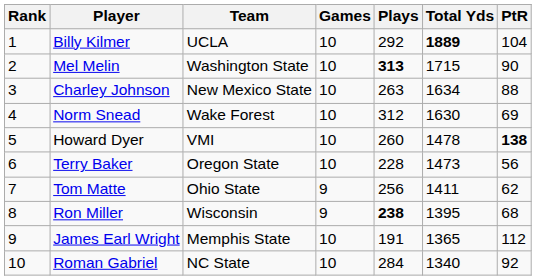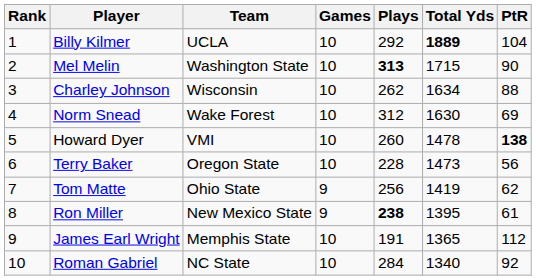(249, 90) New Mexico State -> (222, 90) Wisconsin
(391, 90) 263 -> (391, 90) 262
(442, 189) 1411 -> (443, 189) 1419
(222, 213) Wisconsin -> (249, 213) New Mexico State
(510, 213) 68 -> (510, 213) 61
